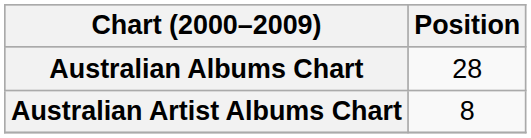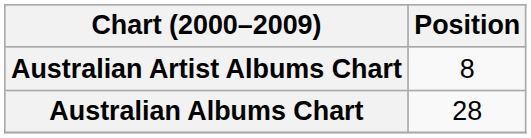rows swapped: (206, 68) <-> (206, 111)
